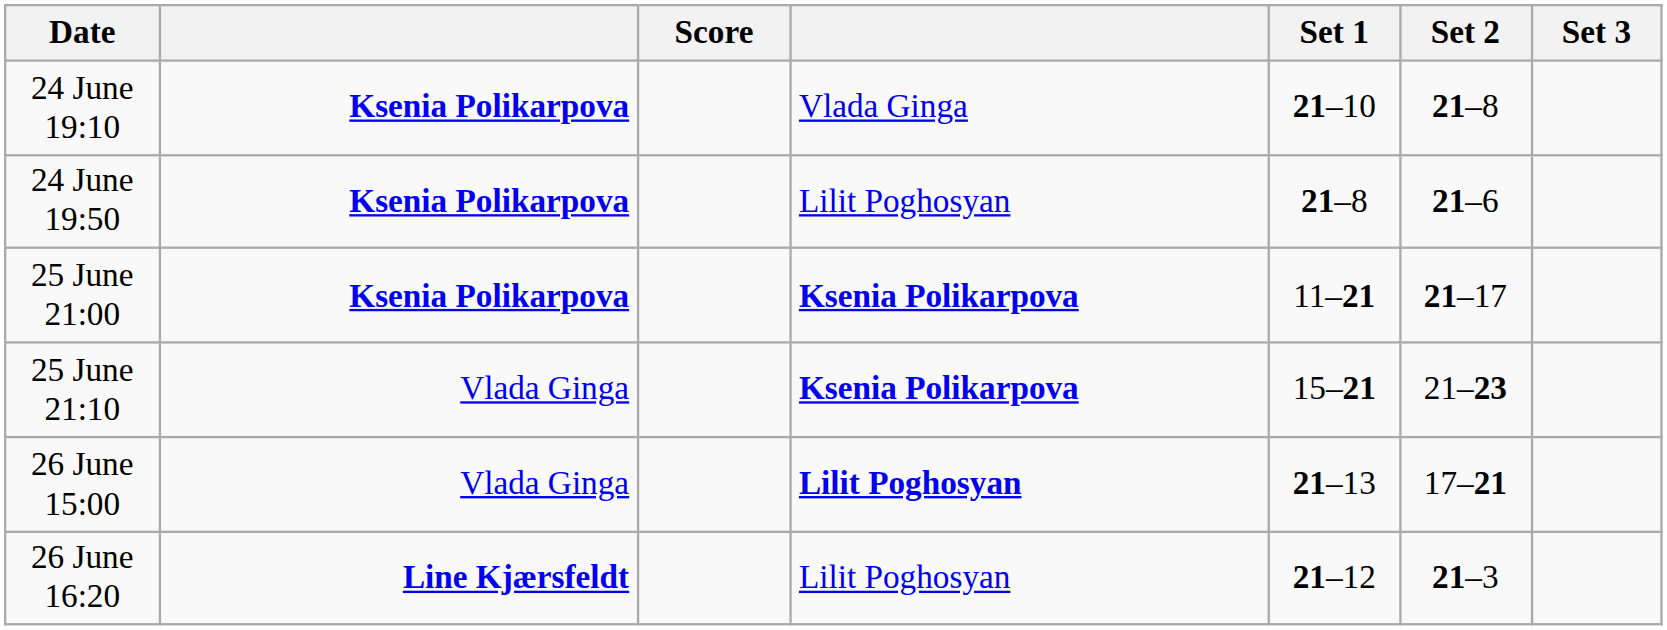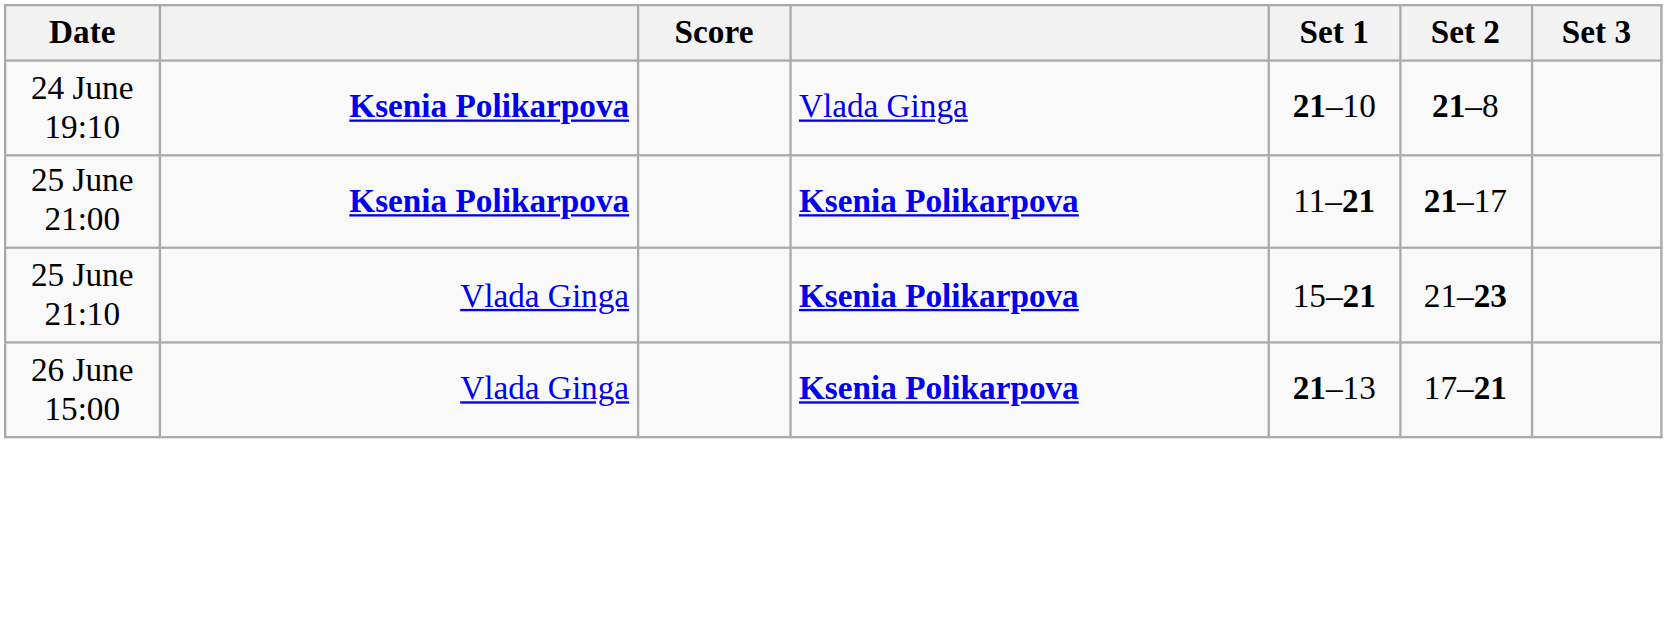- row: (82, 200)
(910, 483) Lilit Poghosyan -> (939, 389) Ksenia Polikarpova
- row: (82, 577)
